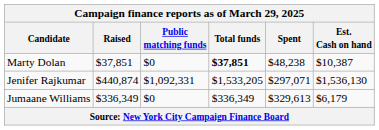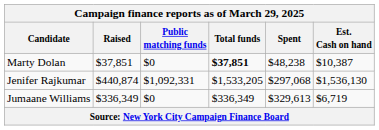(289, 80) $297,071 -> (289, 80) $297,068
(332, 98) $6,179 -> (332, 98) $6,719
